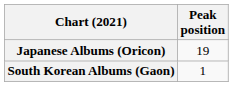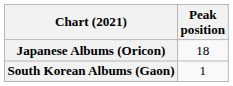(203, 50) 19 -> (203, 50) 18
